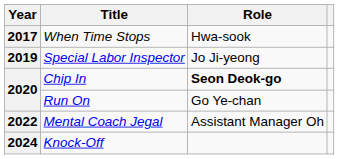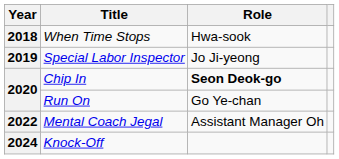(22, 36) 2017 -> (22, 36) 2018
